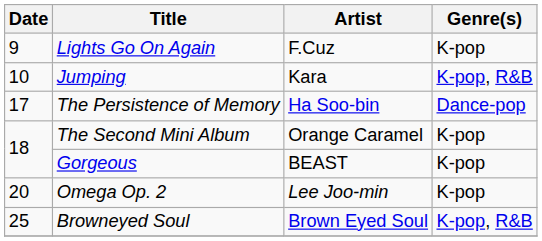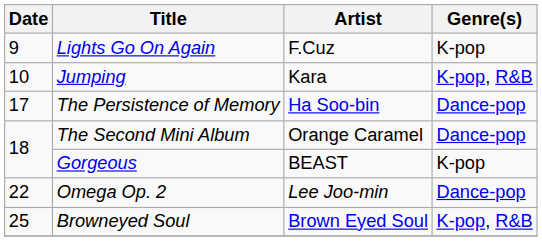(461, 134) K-pop -> (481, 134) Dance-pop
(19, 192) 20 -> (19, 192) 22
(461, 192) K-pop -> (481, 192) Dance-pop
